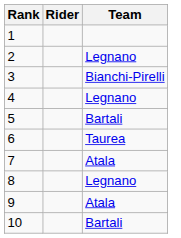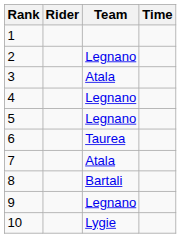+ column: (157, 14)
(125, 77) Bianchi-Pirelli -> (100, 77) Atala
(104, 118) Bartali -> (111, 118) Legnano
(111, 181) Legnano -> (104, 181) Bartali
(100, 202) Atala -> (111, 202) Legnano
(104, 222) Bartali -> (101, 222) Lygie
